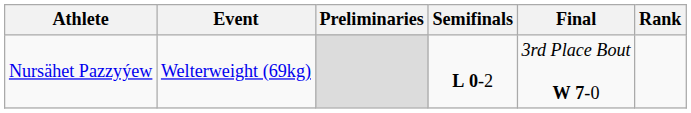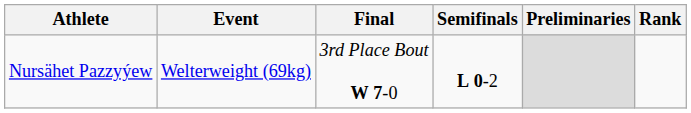columns swapped: (372, 19) <-> (576, 19)
